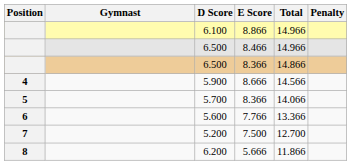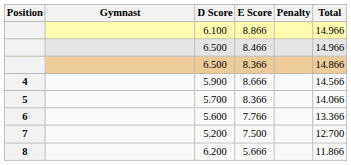columns swapped: (327, 13) <-> (291, 13)
